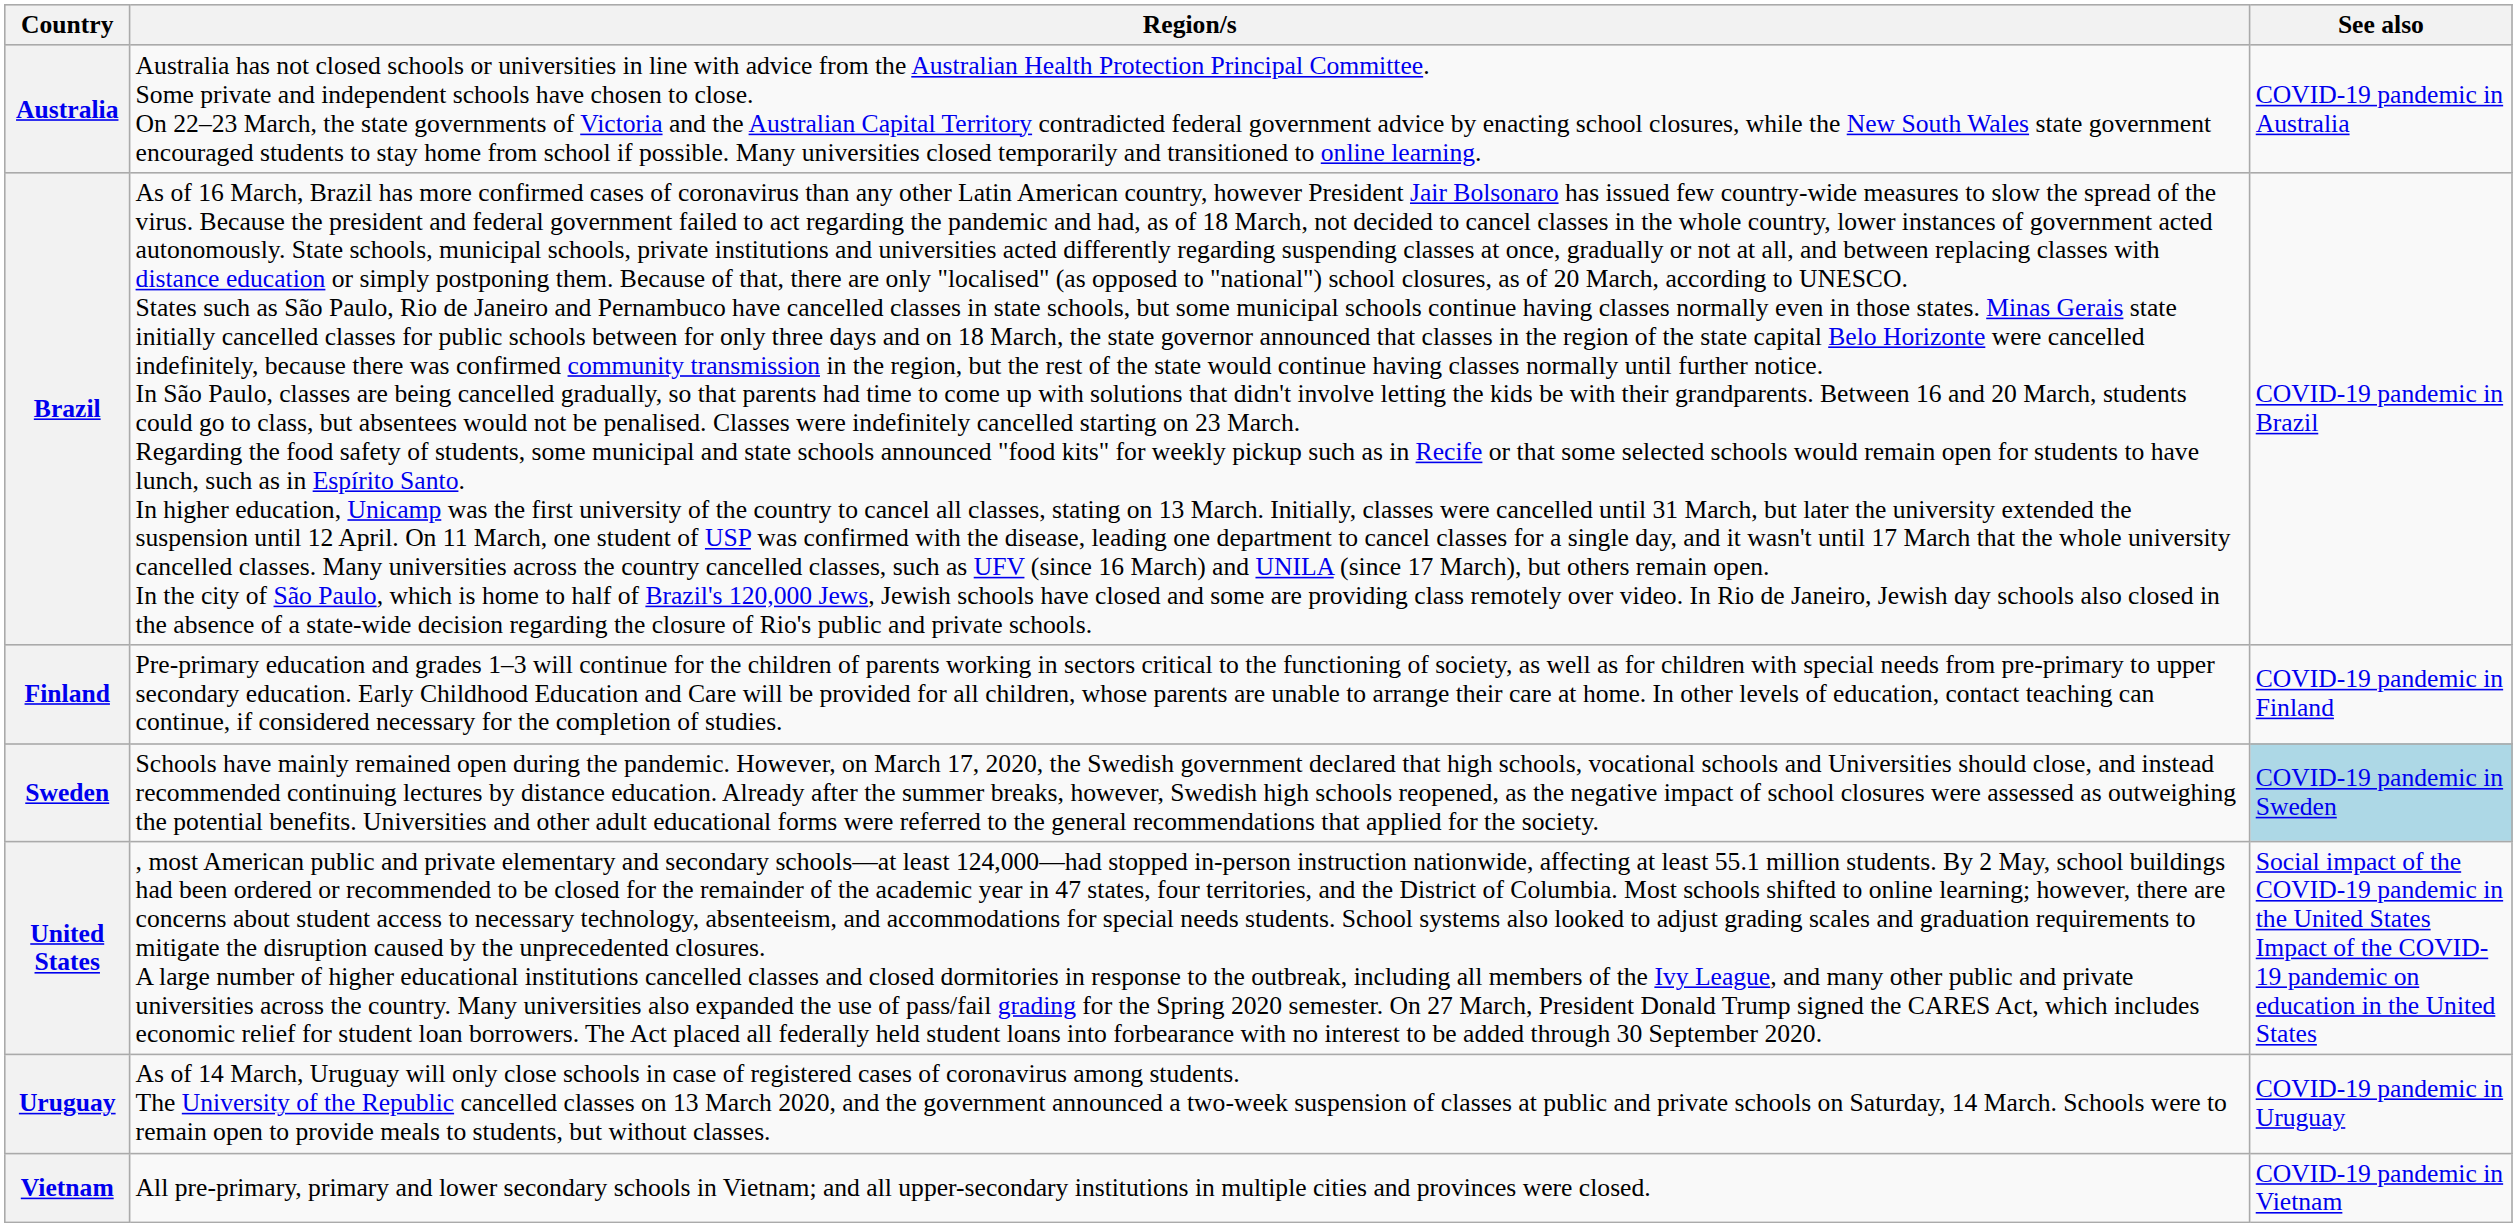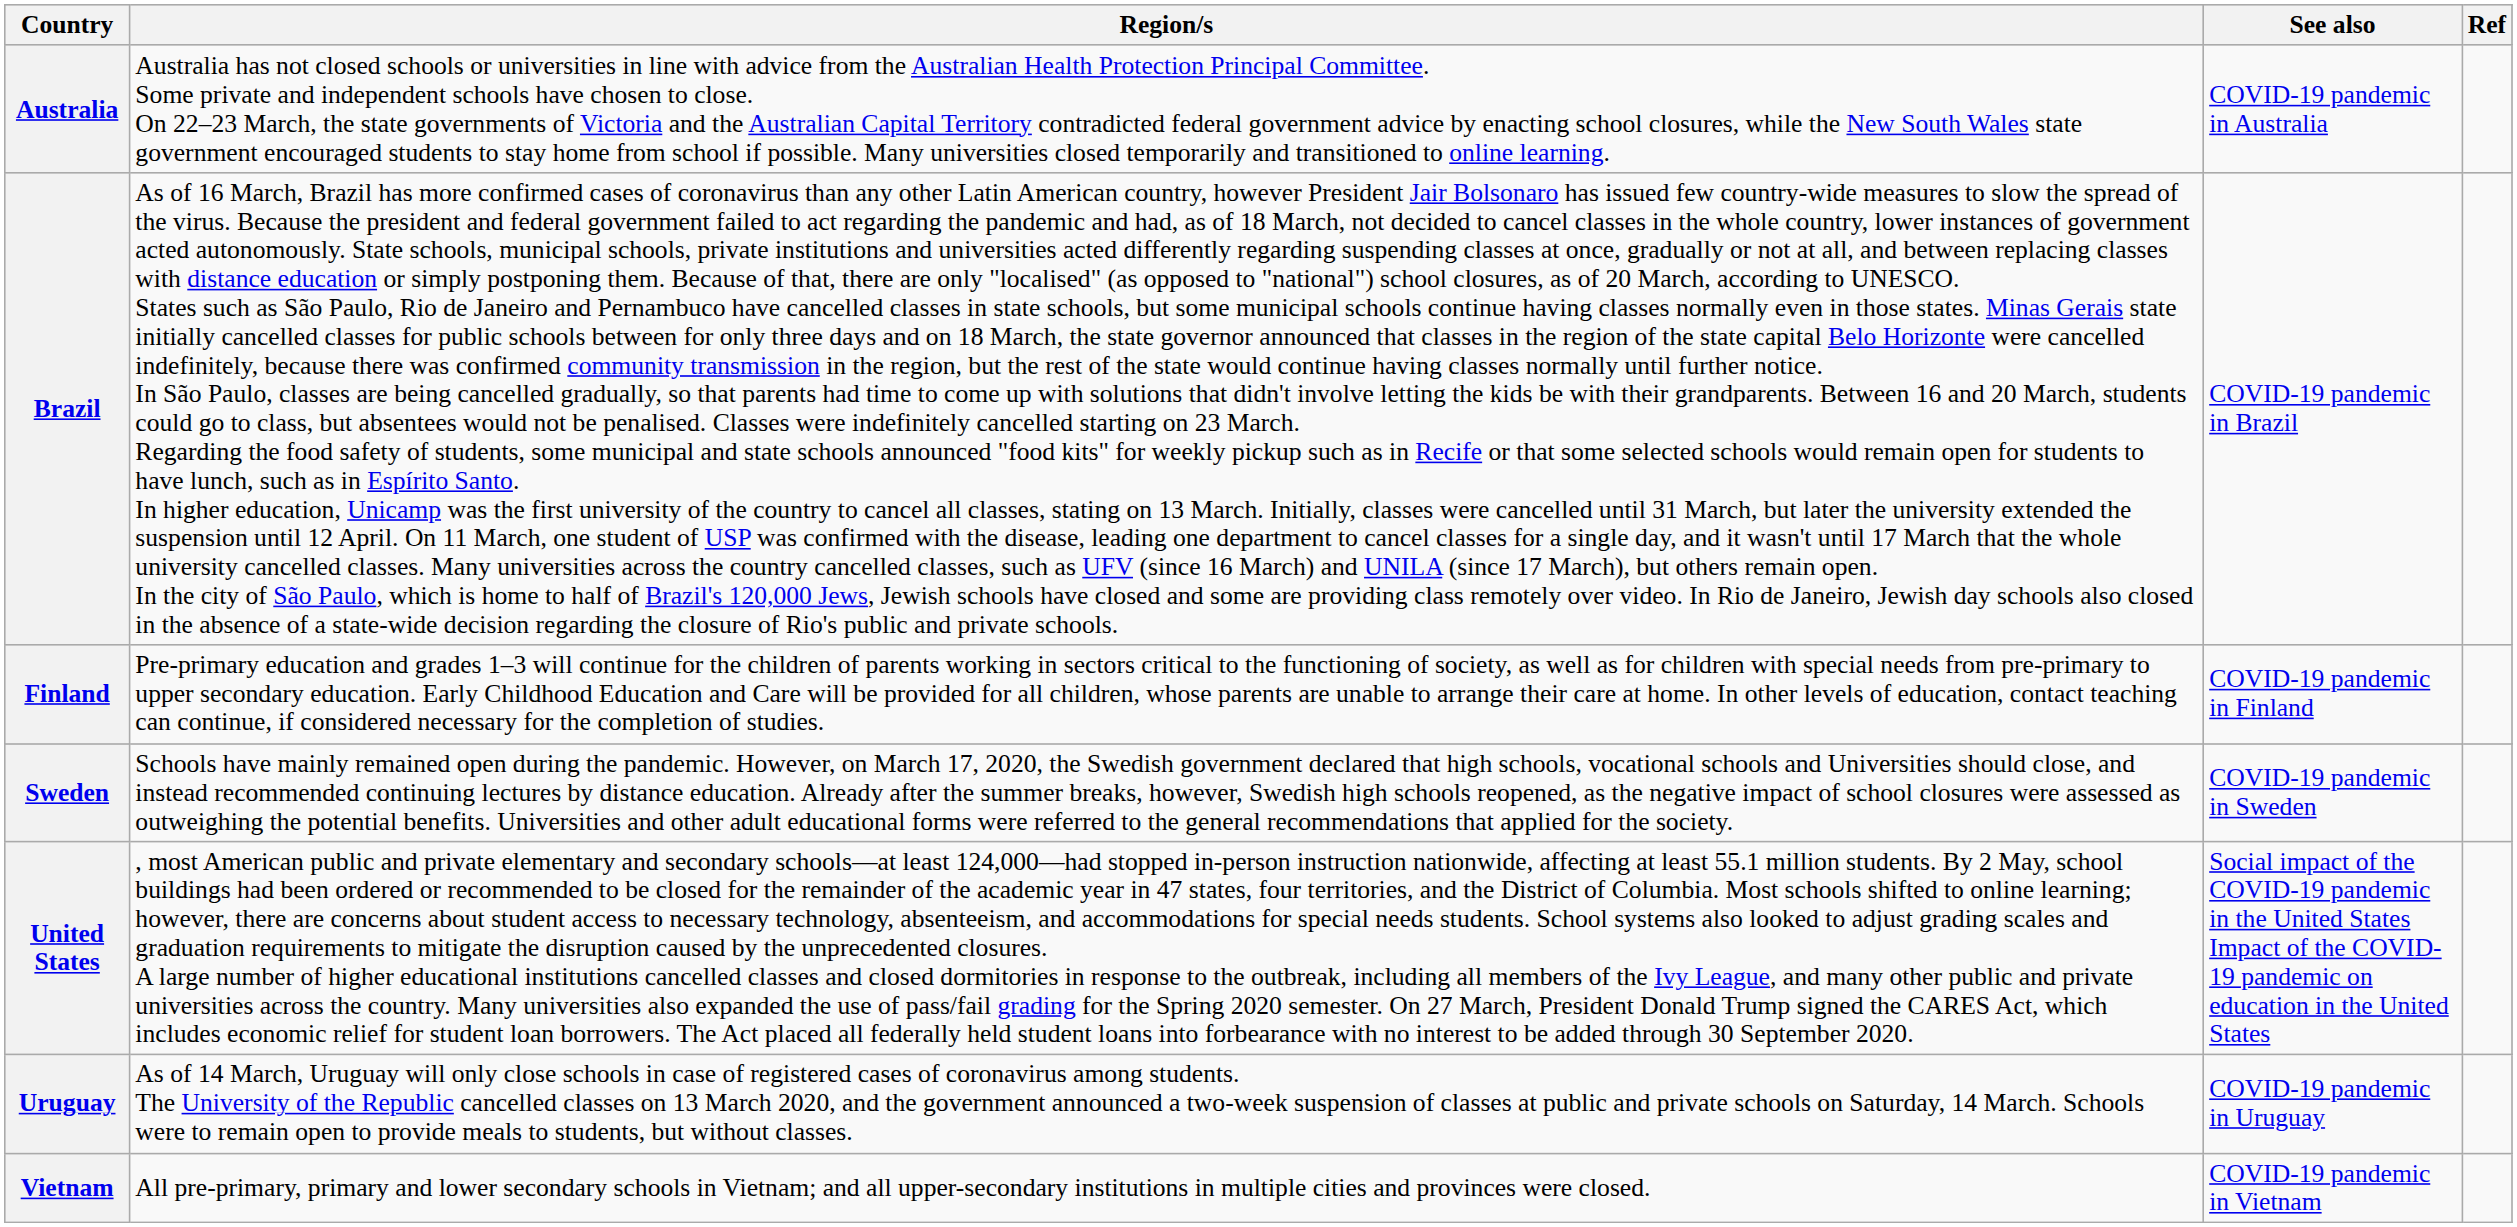+ column: (2487, 24)
(2379, 792) lightblue background -> (2320, 792) no background
